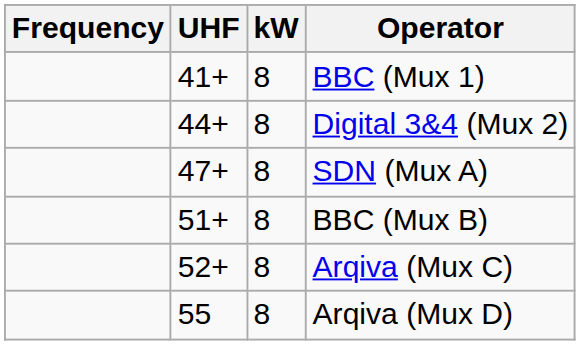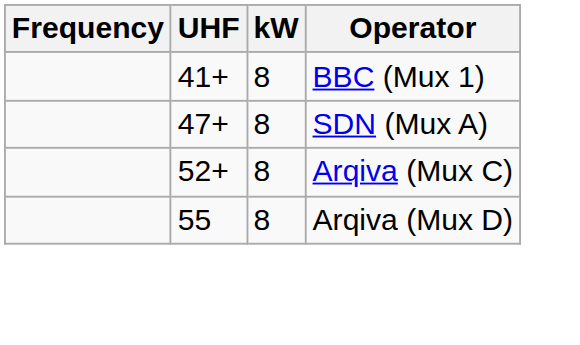- row: (440, 123)
- row: (400, 219)
